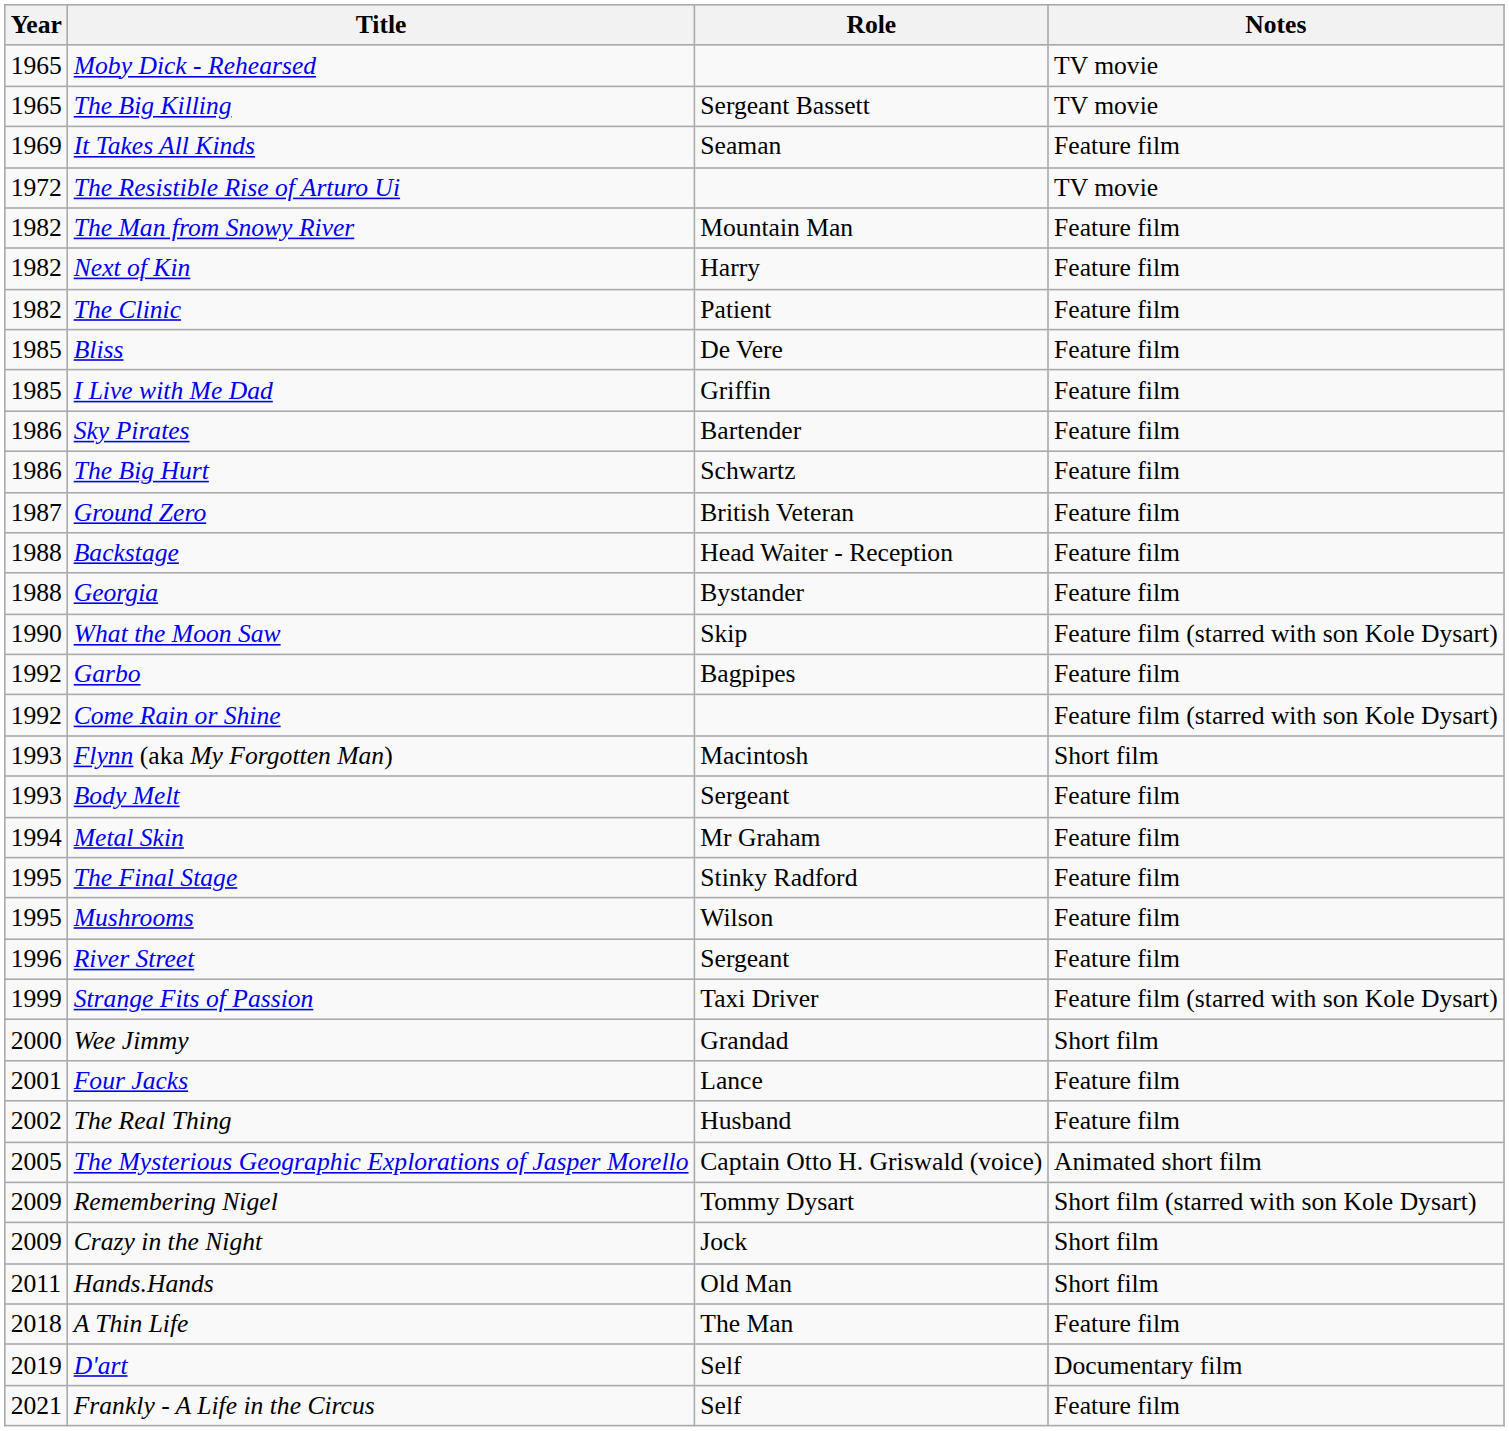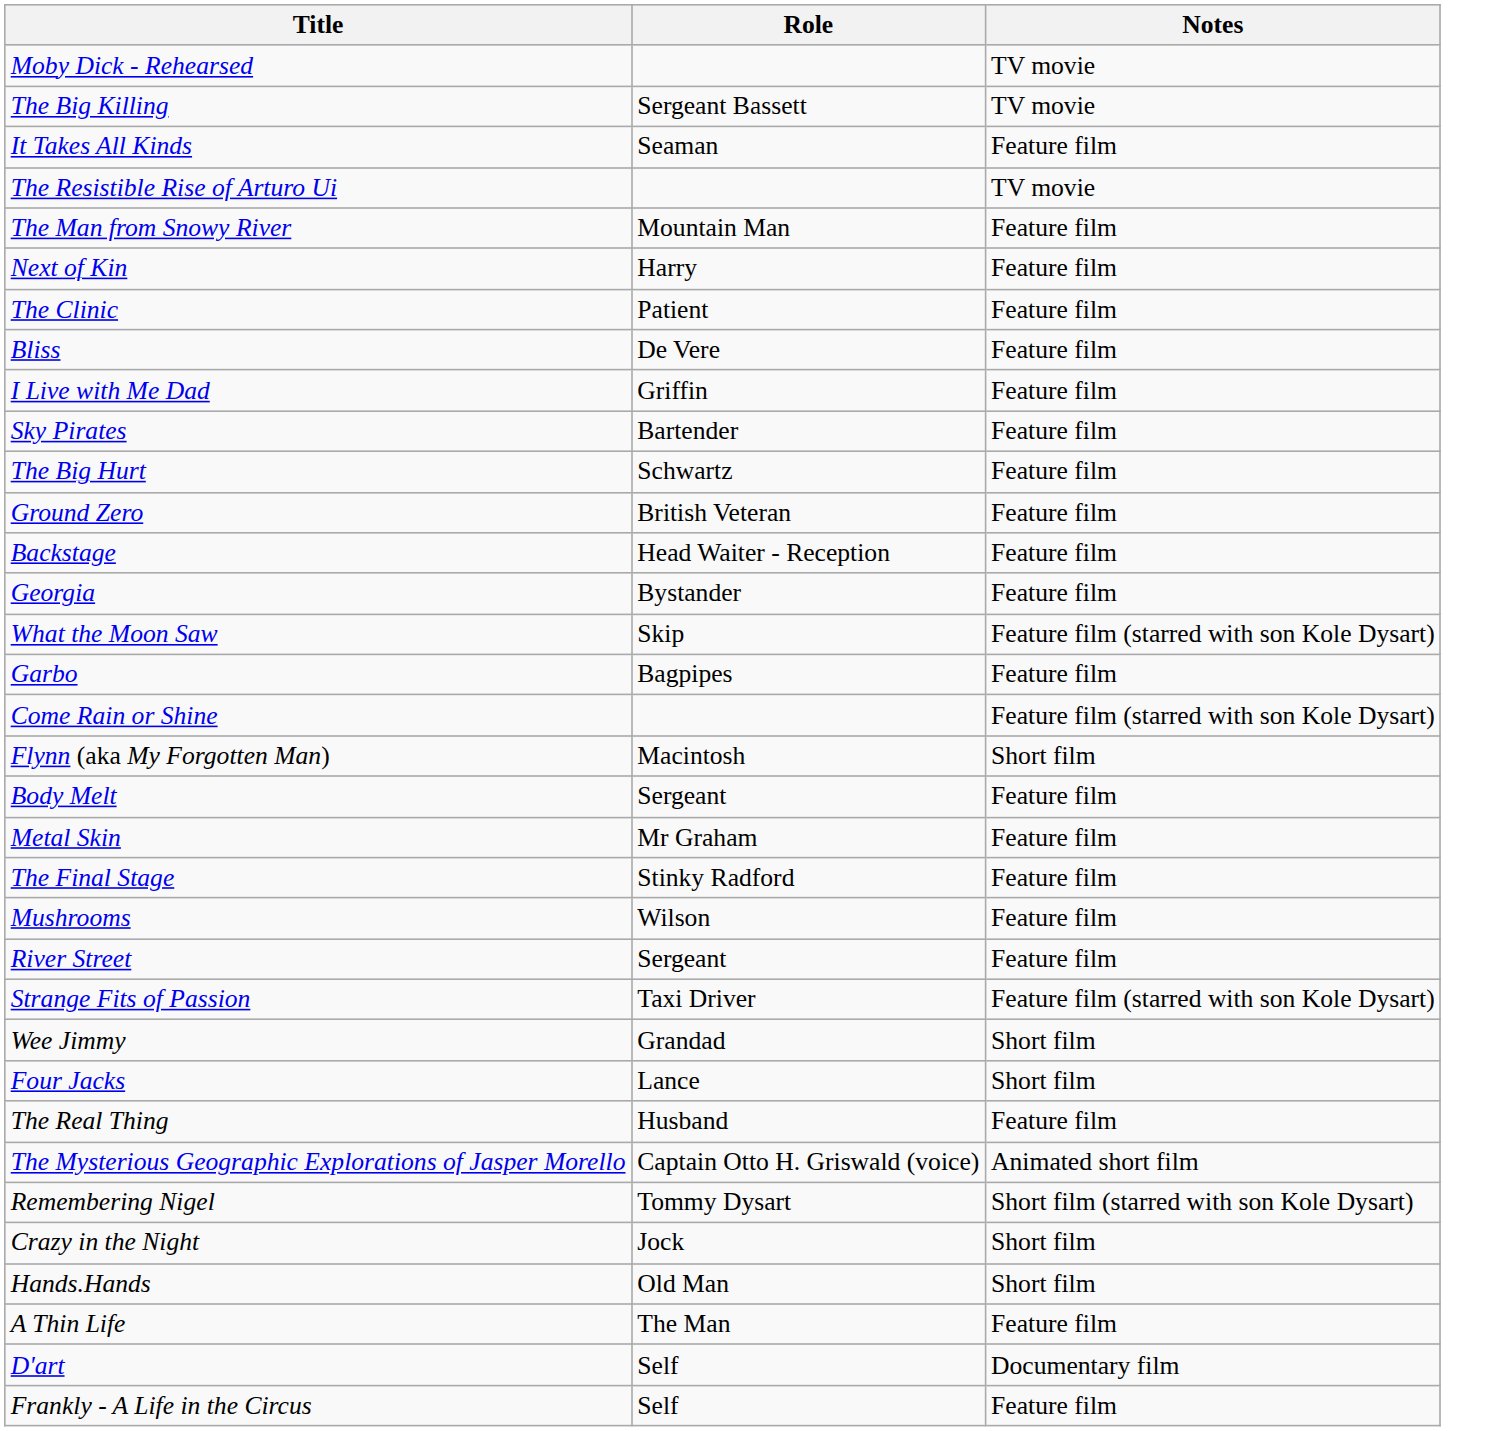- column: (36, 24)
(1117, 1080) Feature film -> (1043, 1080) Short film
